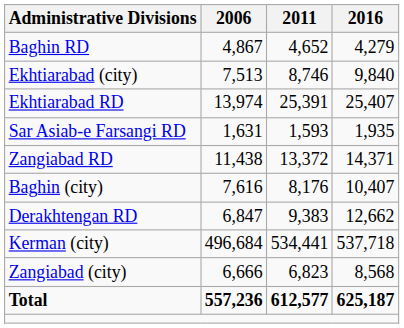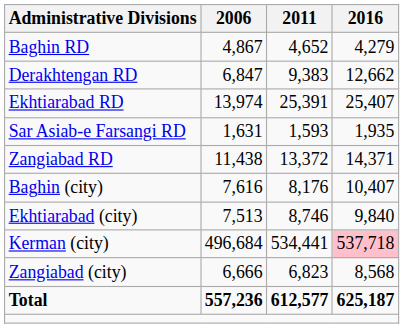rows swapped: (73, 215) <-> (73, 74)
(365, 243) no background -> (365, 243) pink background
